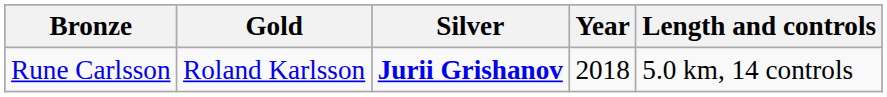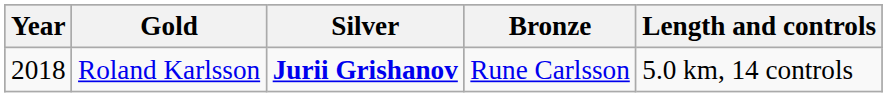columns swapped: (603, 26) <-> (91, 26)
